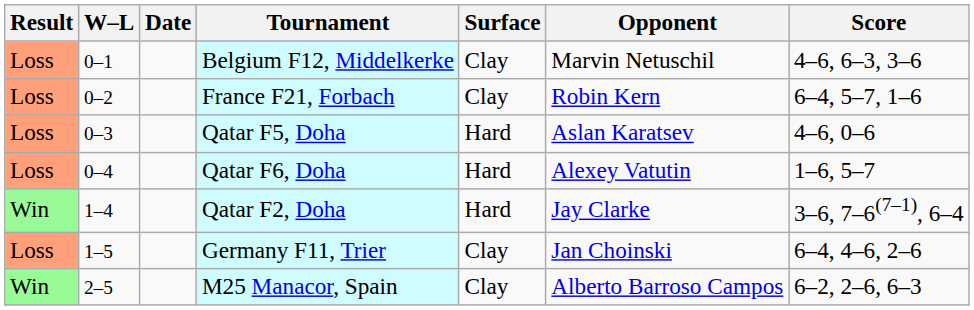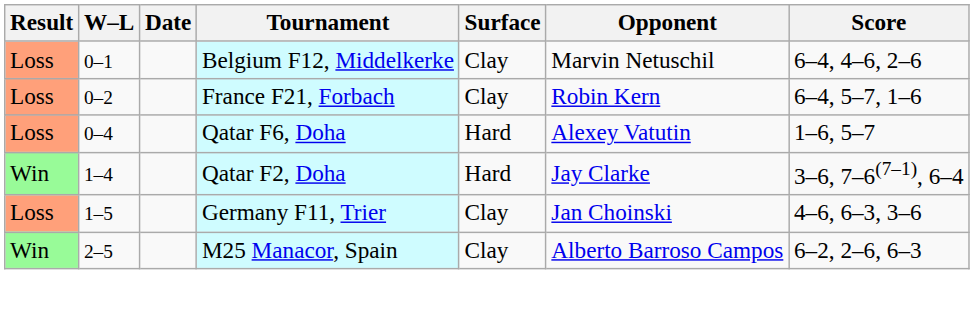(858, 59) 4–6, 6–3, 3–6 -> (858, 59) 6–4, 4–6, 2–6
- row: (274, 133)
(858, 249) 6–4, 4–6, 2–6 -> (858, 213) 4–6, 6–3, 3–6
